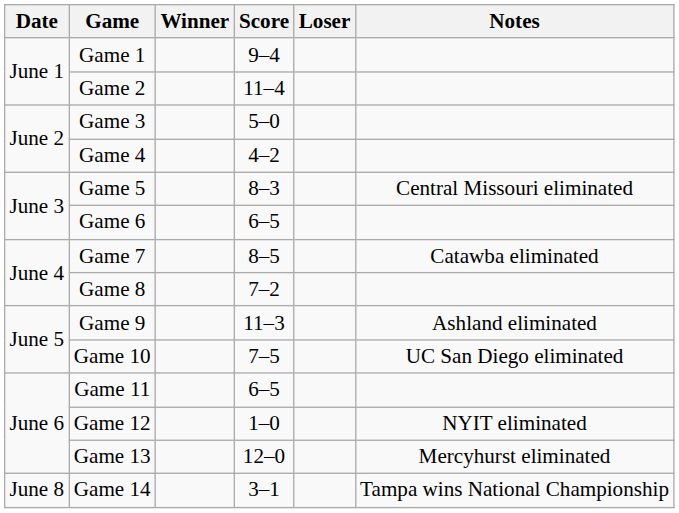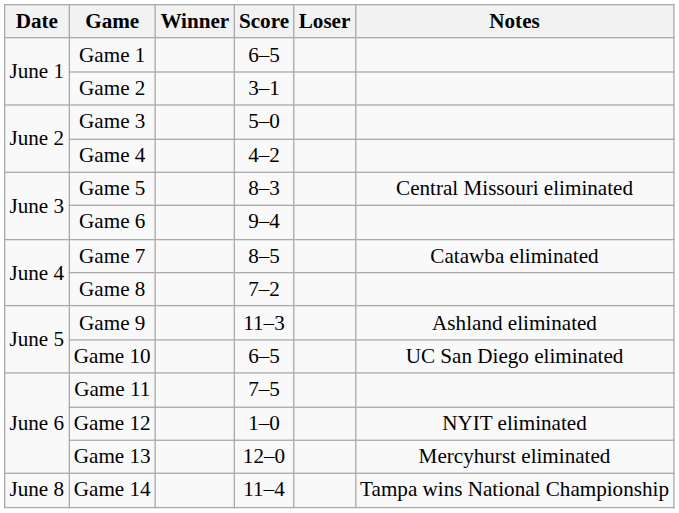(264, 54) 9–4 -> (264, 54) 6–5
(264, 88) 11–4 -> (264, 88) 3–1
(264, 222) 6–5 -> (264, 222) 9–4
(264, 356) 7–5 -> (264, 356) 6–5
(264, 389) 6–5 -> (264, 389) 7–5
(264, 490) 3–1 -> (264, 490) 11–4
